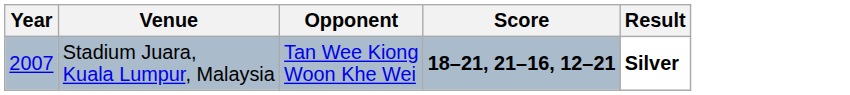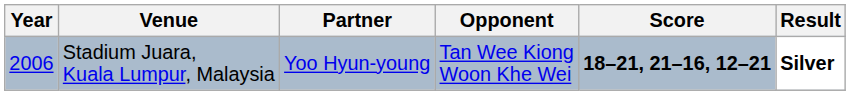+ column: (357, 21)
(31, 63) 2007 -> (31, 63) 2006
